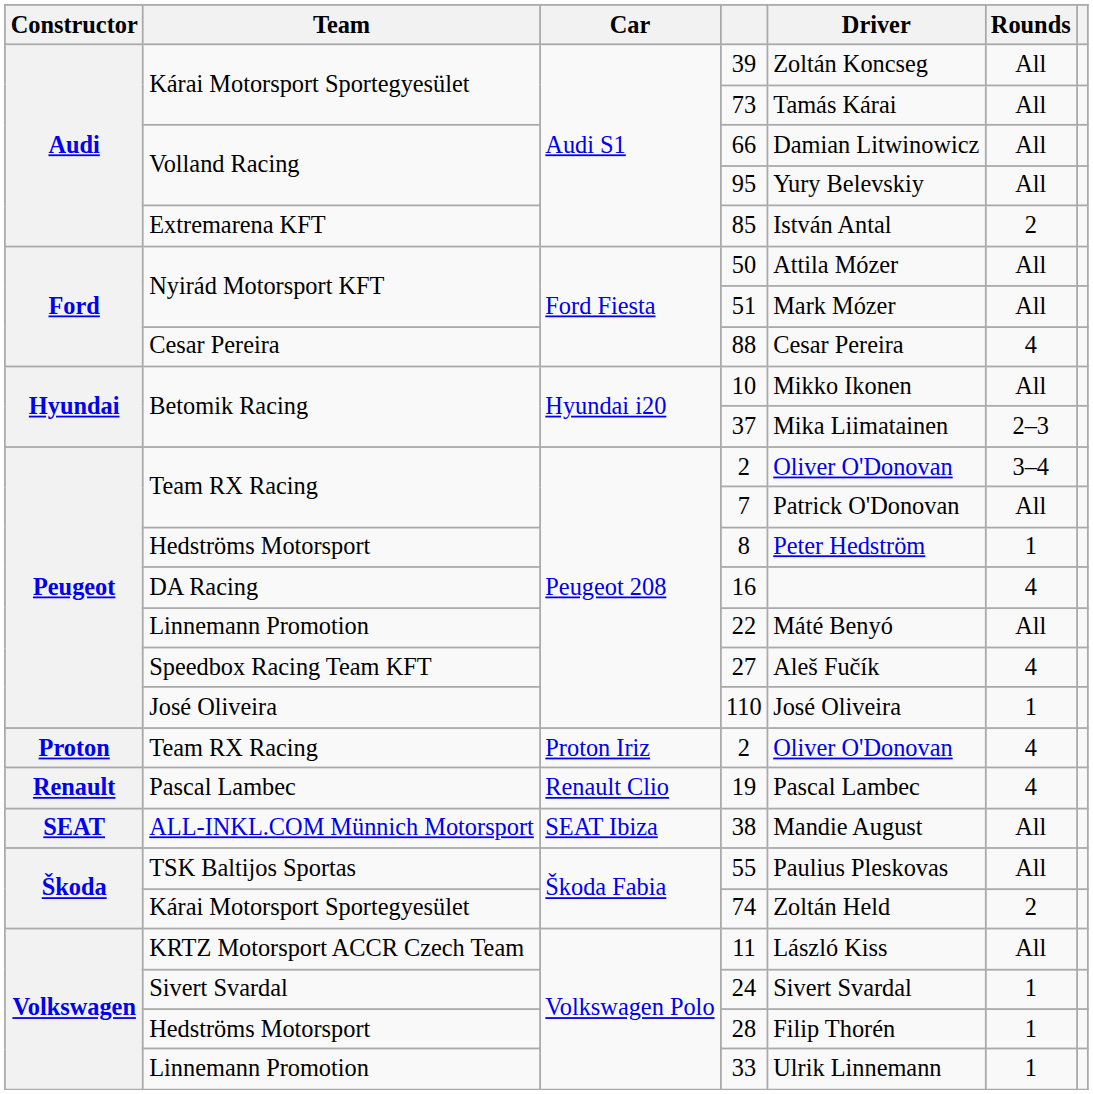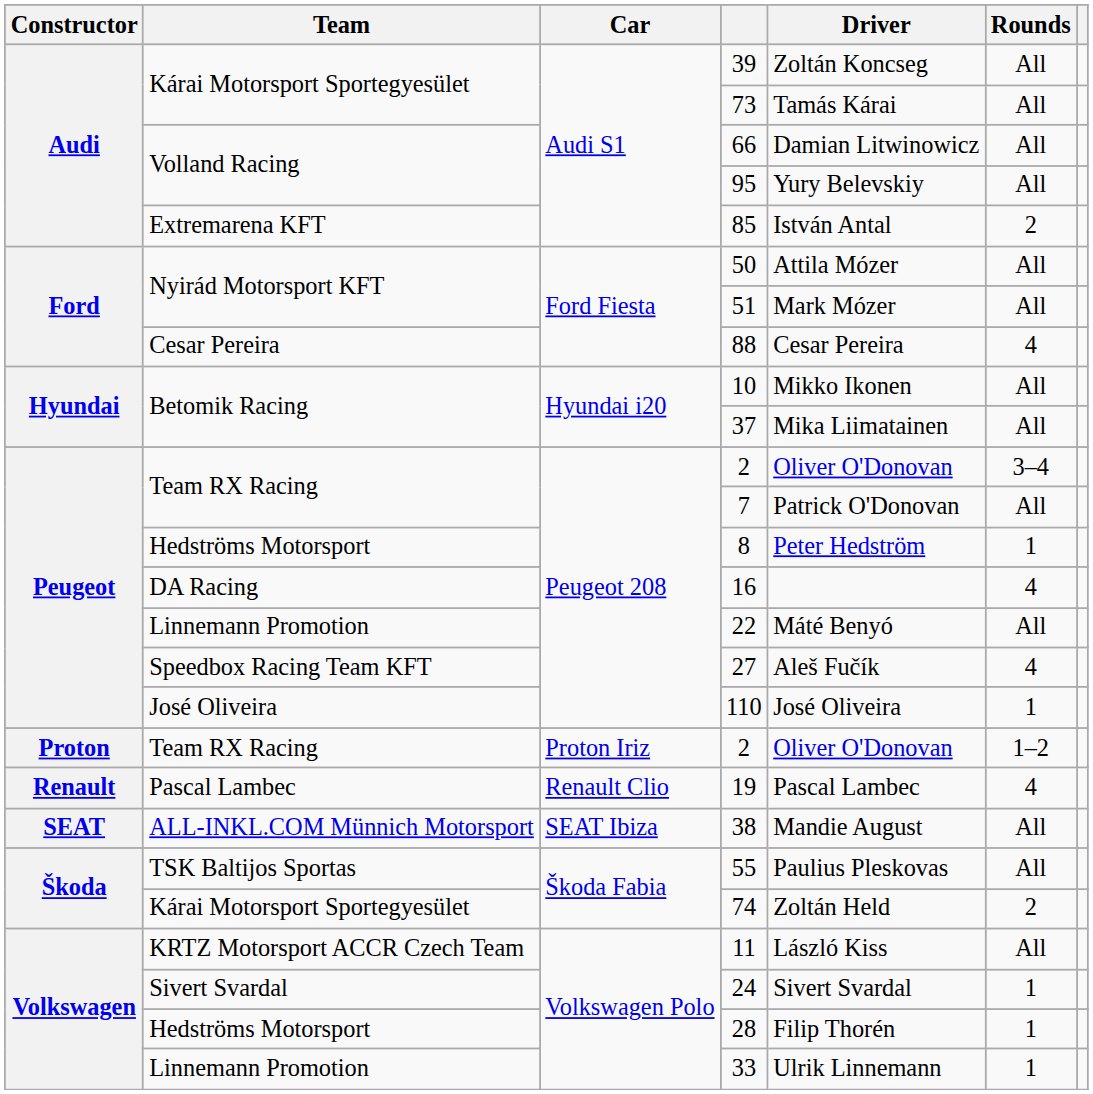(1031, 425) 2–3 -> (1031, 425) All
(1031, 747) 4 -> (1031, 747) 1–2
